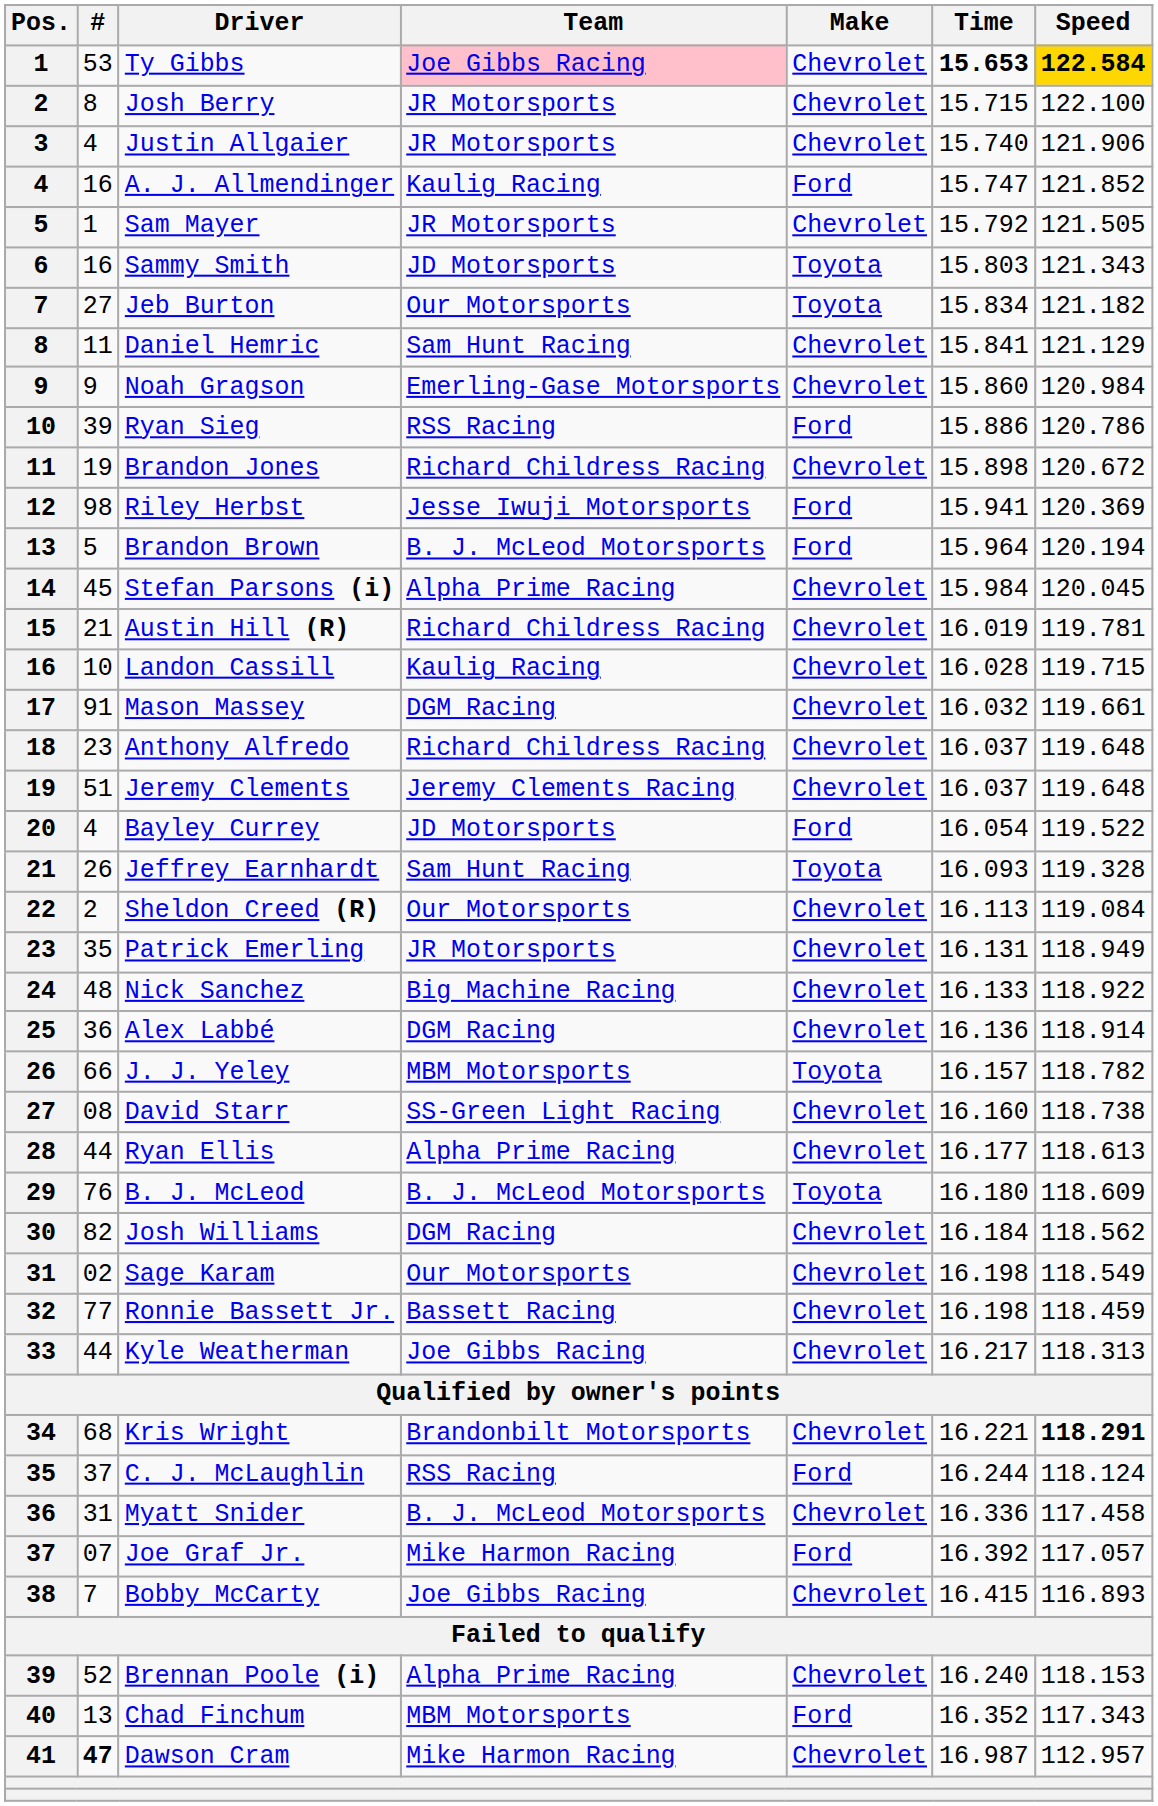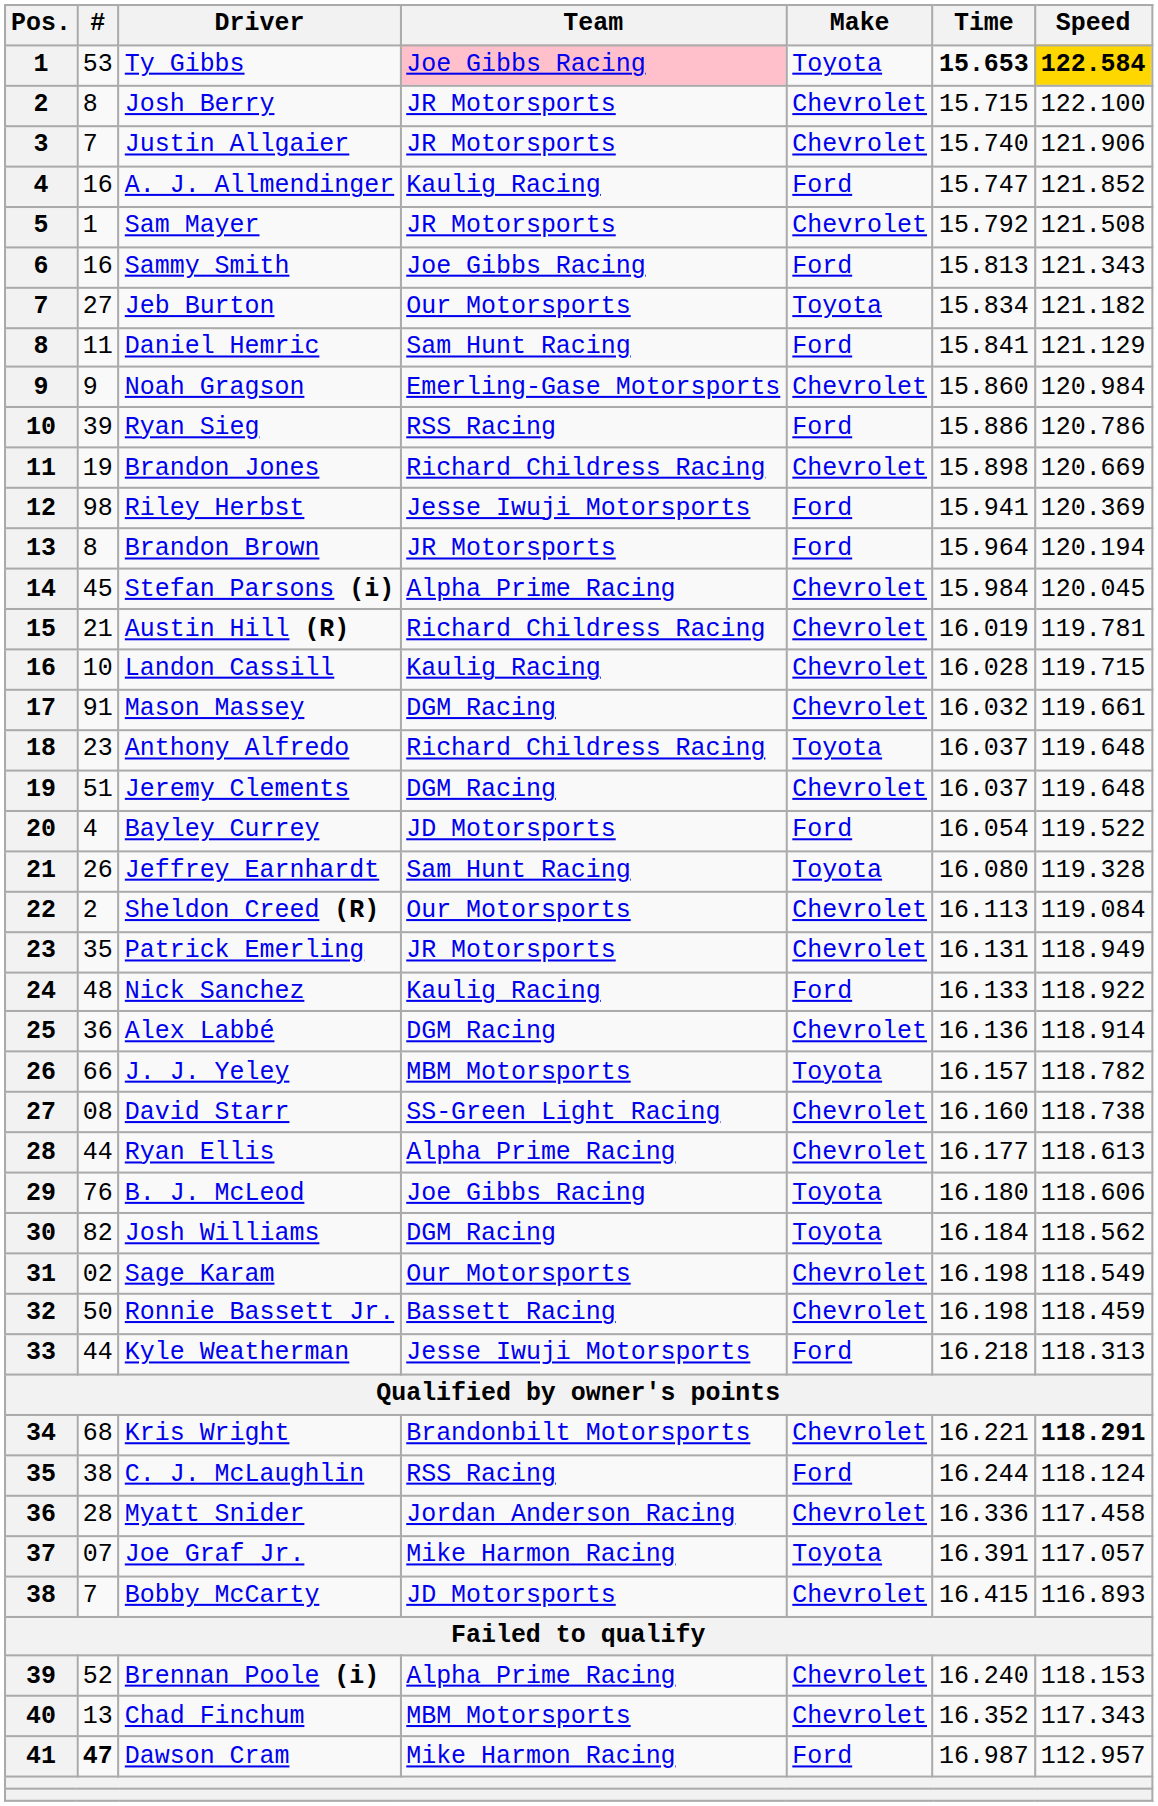(860, 66) Chevrolet -> (837, 66) Toyota
(90, 146) 4 -> (90, 146) 7
(1093, 227) 121.505 -> (1093, 227) 121.508
(511, 267) JD Motorsports -> (526, 267) Joe Gibbs Racing
(837, 267) Toyota -> (822, 267) Ford
(984, 267) 15.803 -> (984, 267) 15.813
(860, 348) Chevrolet -> (822, 348) Ford
(1093, 469) 120.672 -> (1093, 469) 120.669
(90, 549) 5 -> (90, 549) 8
(586, 549) B. J. McLeod Motorsports -> (511, 549) JR Motorsports
(860, 750) Chevrolet -> (837, 750) Toyota
(571, 791) Jeremy Clements Racing -> (481, 791) DGM Racing
(984, 871) 16.093 -> (984, 871) 16.080
(541, 992) Big Machine Racing -> (504, 992) Kaulig Racing
(860, 992) Chevrolet -> (822, 992) Ford
(586, 1193) B. J. McLeod Motorsports -> (526, 1193) Joe Gibbs Racing
(1093, 1193) 118.609 -> (1093, 1193) 118.606
(860, 1234) Chevrolet -> (837, 1234) Toyota
(98, 1314) 77 -> (98, 1314) 50
(526, 1355) Joe Gibbs Racing -> (578, 1355) Jesse Iwuji Motorsports
(860, 1355) Chevrolet -> (822, 1355) Ford
(984, 1355) 16.217 -> (984, 1355) 16.218
(98, 1475) 37 -> (98, 1475) 38
(98, 1516) 31 -> (98, 1516) 28
(586, 1516) B. J. McLeod Motorsports -> (571, 1516) Jordan Anderson Racing
(822, 1556) Ford -> (837, 1556) Toyota
(984, 1556) 16.392 -> (984, 1556) 16.391
(526, 1596) Joe Gibbs Racing -> (511, 1596) JD Motorsports
(822, 1717) Ford -> (860, 1717) Chevrolet
(860, 1757) Chevrolet -> (822, 1757) Ford
